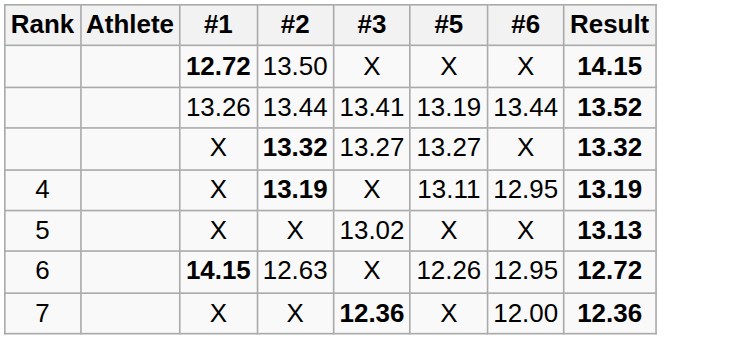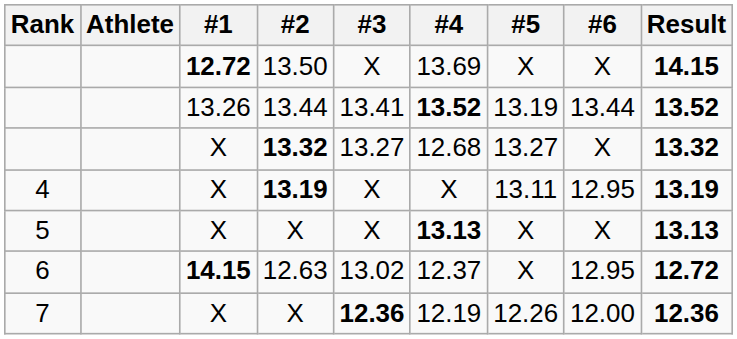+ column: (449, 25)
(372, 230) 13.02 -> (372, 230) X
(372, 271) X -> (372, 271) 13.02
(449, 271) 12.26 -> (526, 271) X
(449, 312) X -> (526, 312) 12.26
